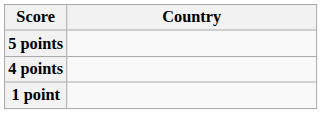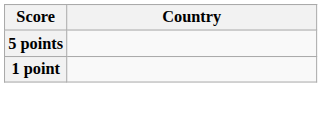- row: (36, 69)
